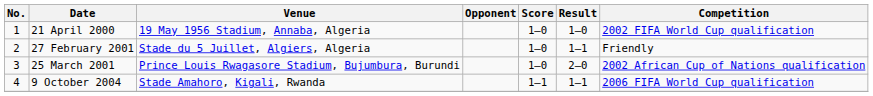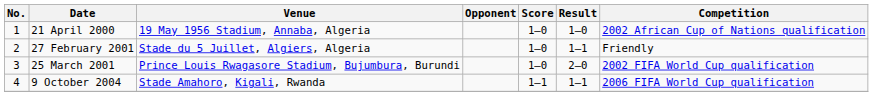(708, 30) 2002 FIFA World Cup qualification -> (734, 30) 2002 African Cup of Nations qualification
(734, 65) 2002 African Cup of Nations qualification -> (708, 65) 2002 FIFA World Cup qualification
